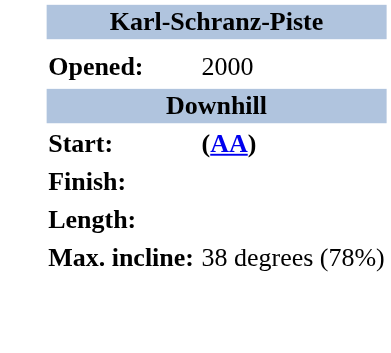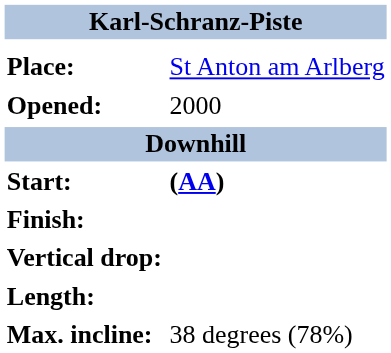+ row: (41, 67)
+ row: (84, 258)
